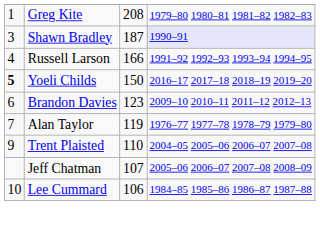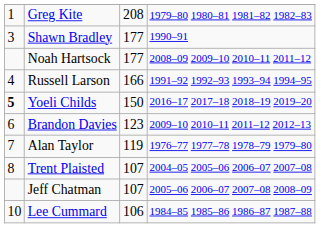(133, 37) 187 -> (133, 37) 177
(169, 37) lavender background -> (169, 37) no background
+ row: (69, 59)
(11, 146) 9 -> (11, 168) 8
(133, 146) 110 -> (133, 168) 107
